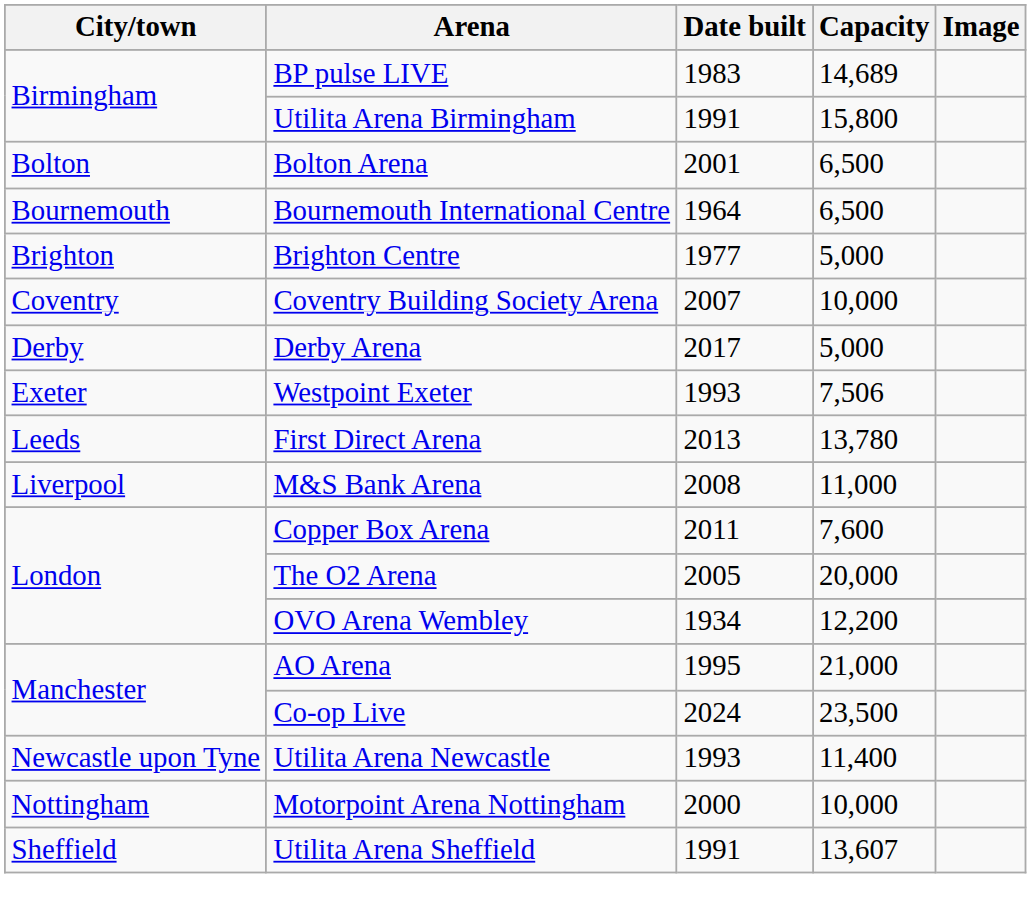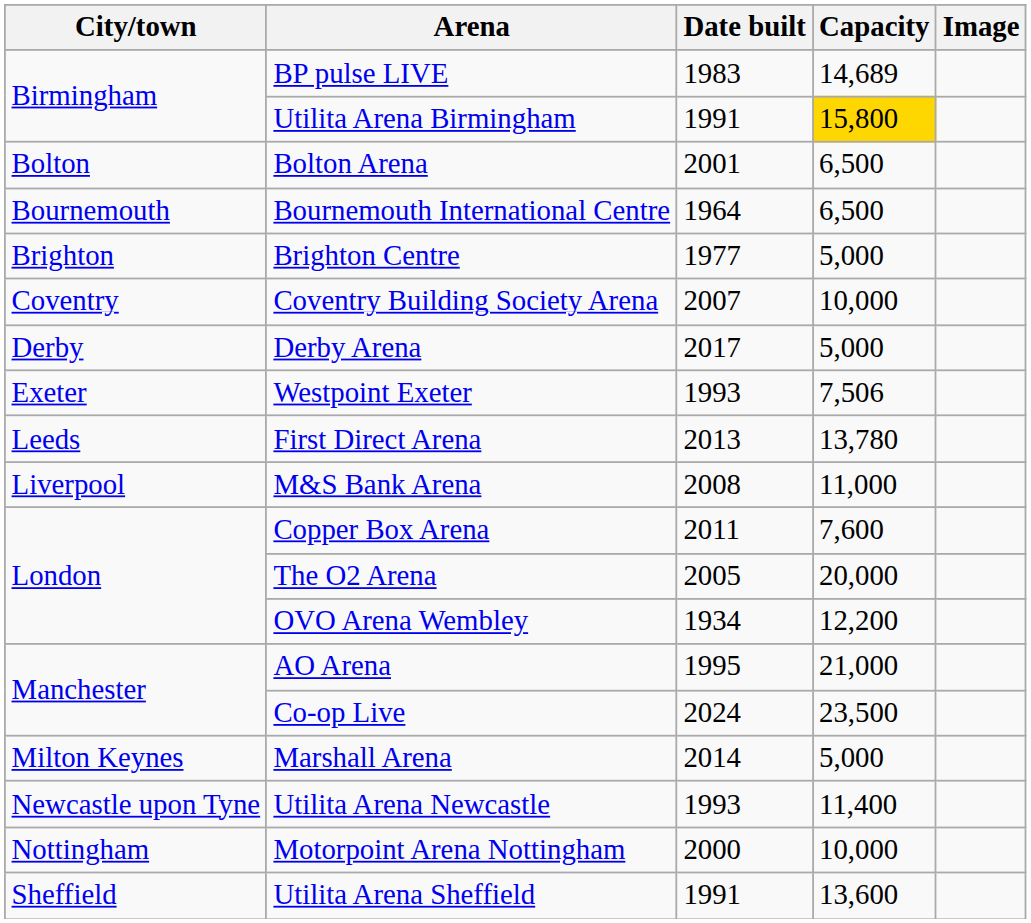(859, 118) no background -> (859, 118) gold background
+ row: (363, 758)
(859, 849) 13,607 -> (859, 895) 13,600
